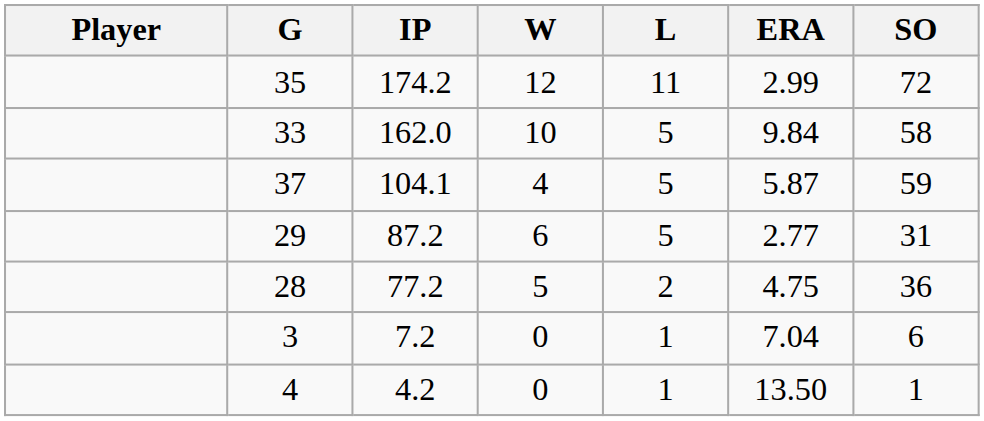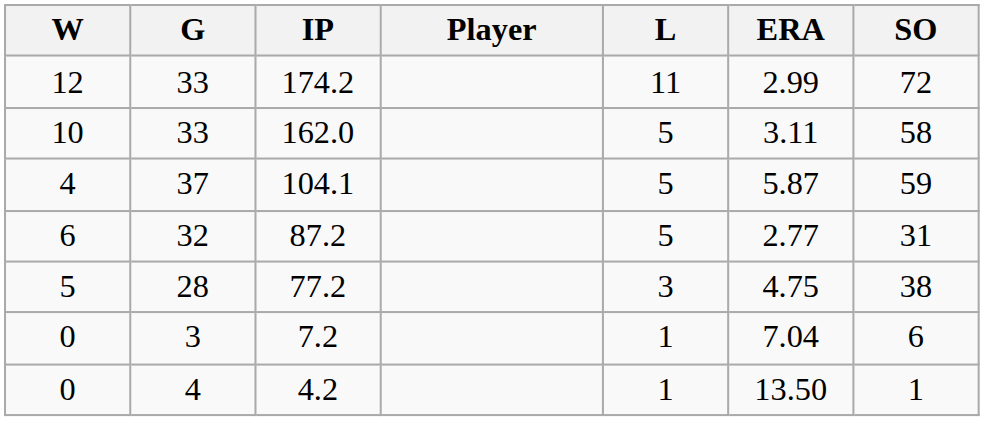columns swapped: (116, 30) <-> (540, 30)
(290, 81) 35 -> (193, 81) 33
(791, 132) 9.84 -> (791, 132) 3.11
(290, 235) 29 -> (193, 235) 32
(666, 286) 2 -> (666, 286) 3
(916, 286) 36 -> (916, 286) 38
